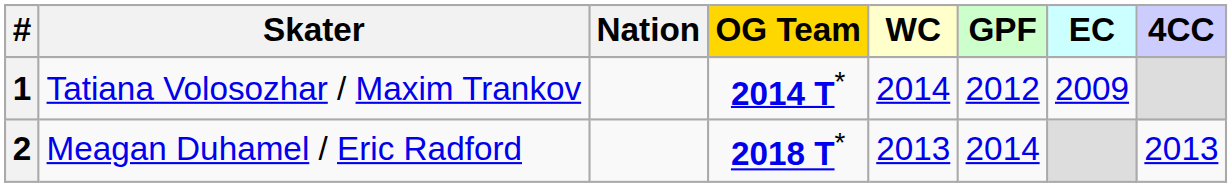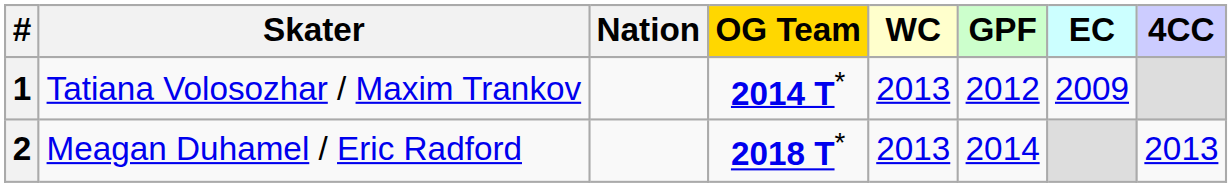(913, 88) 2014 -> (913, 88) 2013
